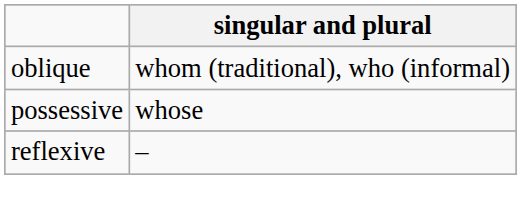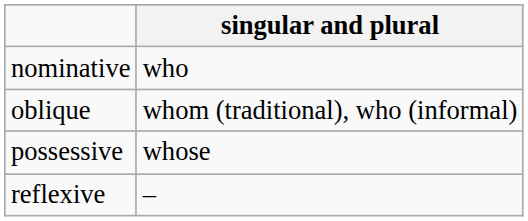+ row: (71, 67)
